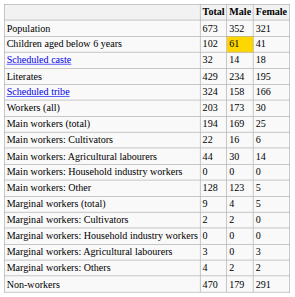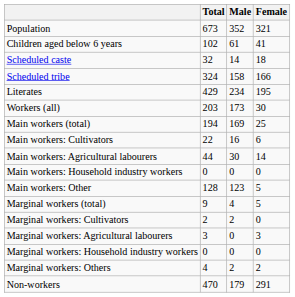(234, 44) gold background -> (234, 44) no background
rows swapped: (38, 92) <-> (24, 76)
rows swapped: (90, 252) <-> (102, 236)
